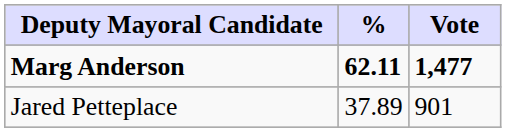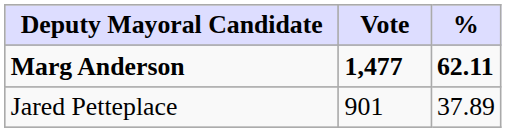columns swapped: (455, 24) <-> (374, 24)
